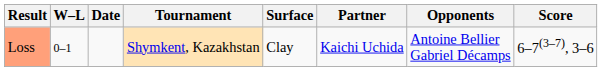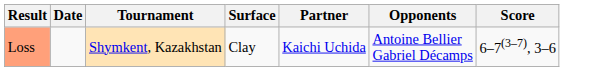- column: (69, 15)
